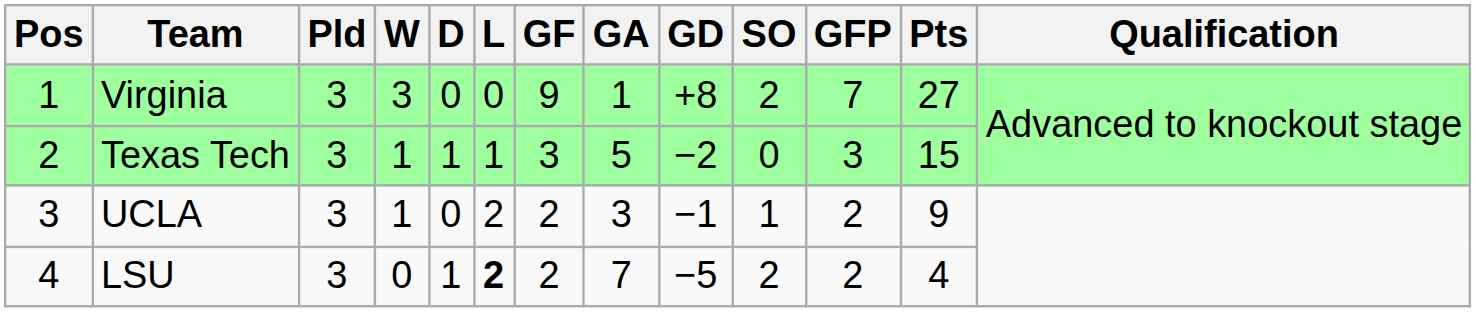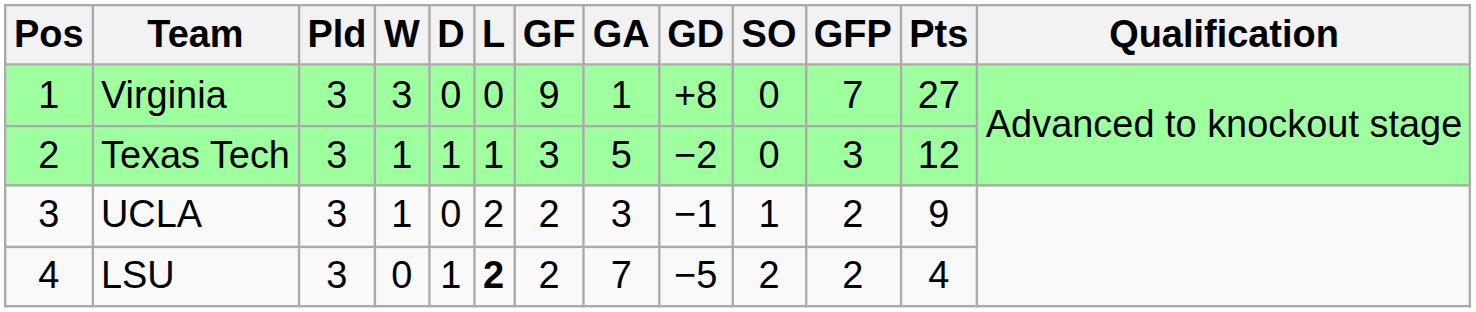(769, 94) 2 -> (769, 94) 0
(939, 154) 15 -> (939, 154) 12
